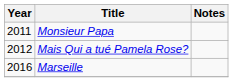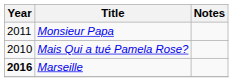(20, 49) 2012 -> (20, 49) 2010
(20, 67) normal -> (20, 67) bold
